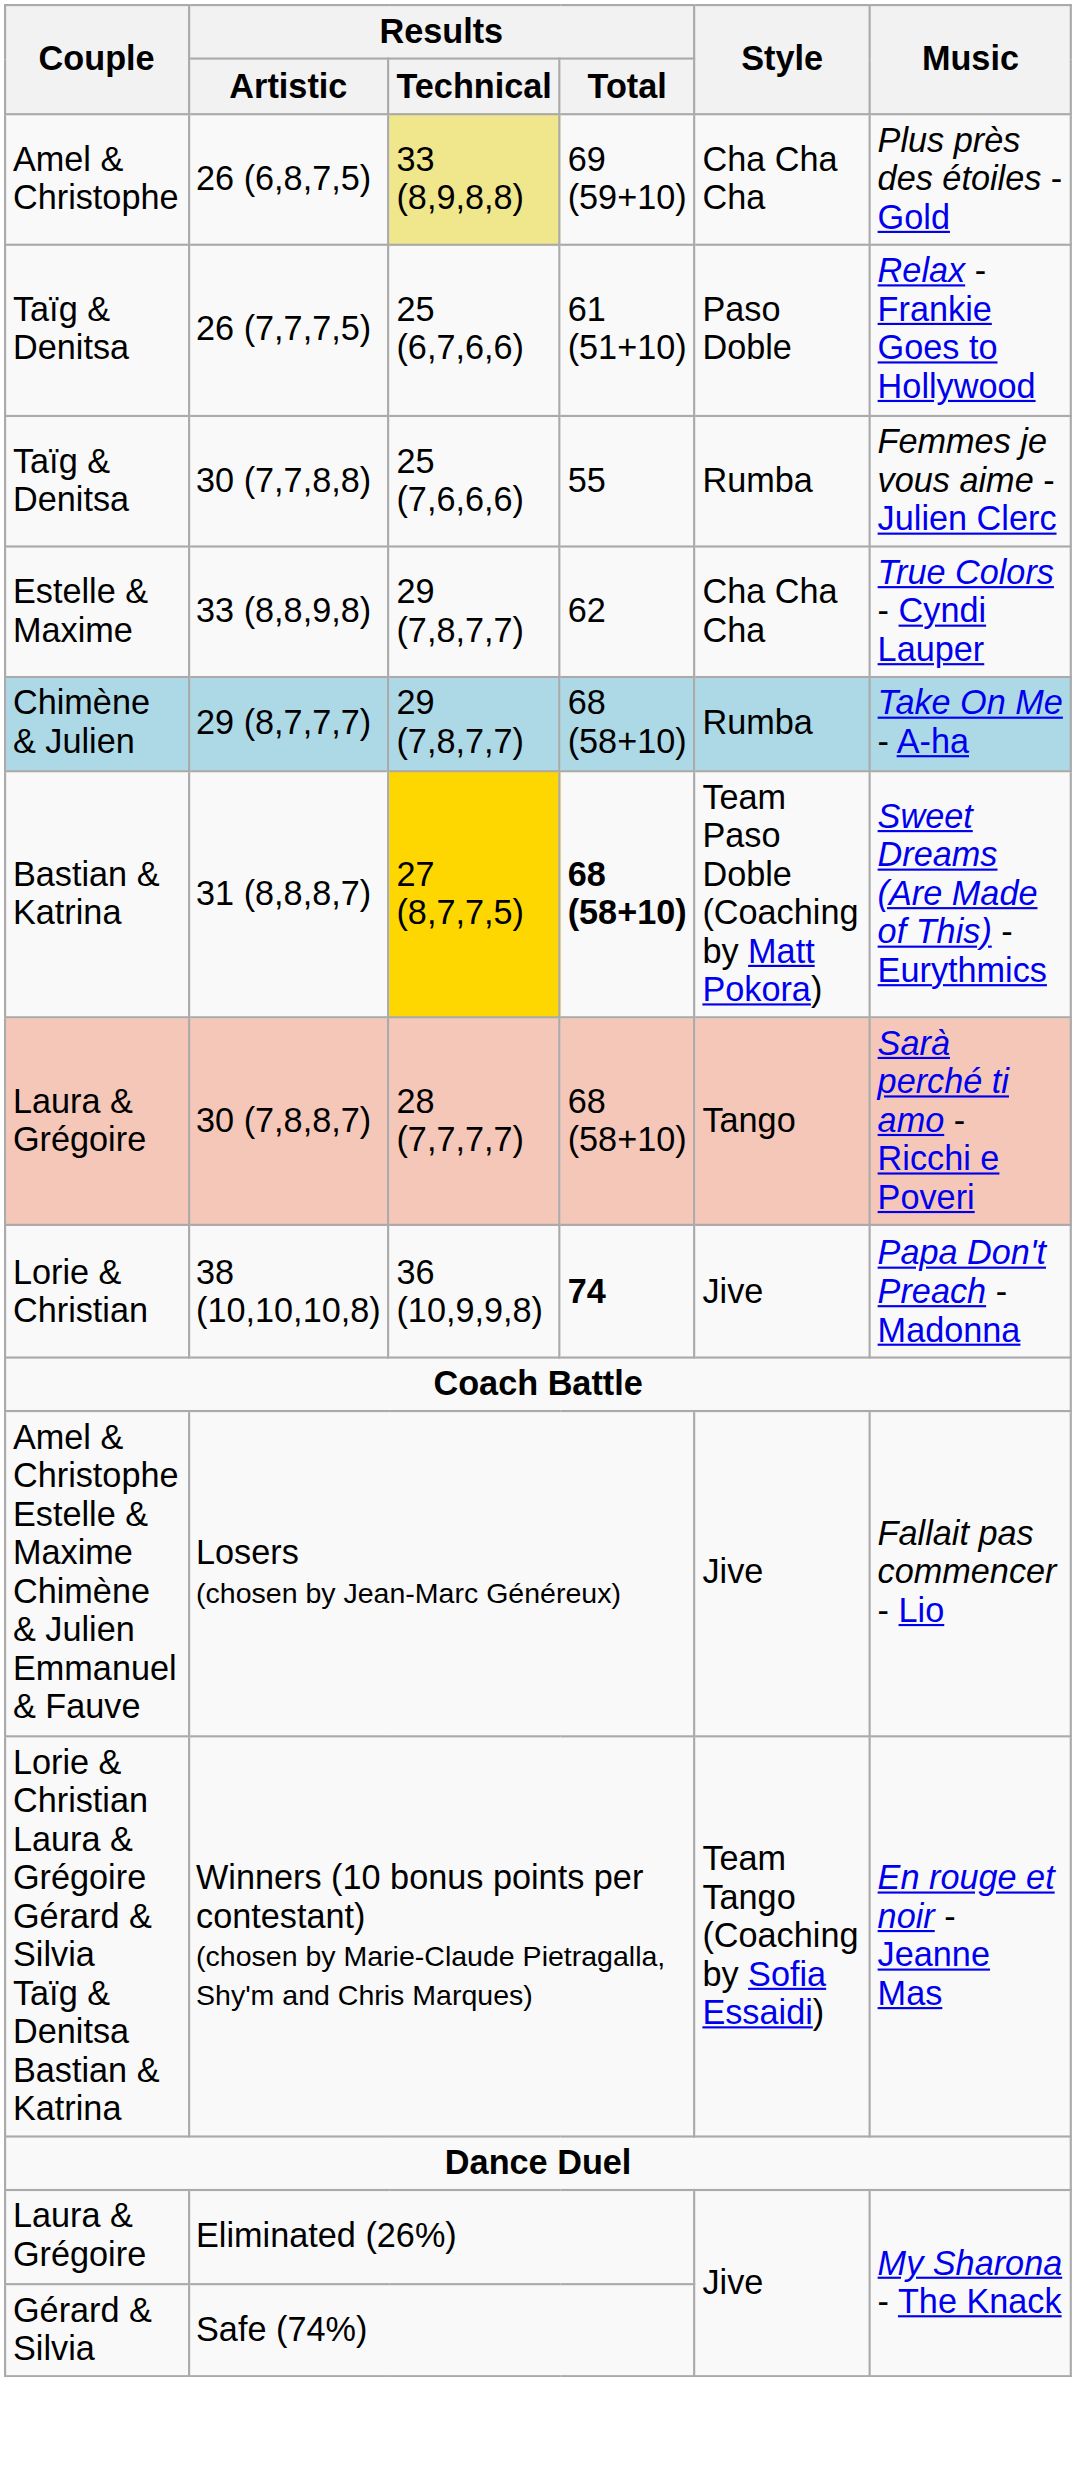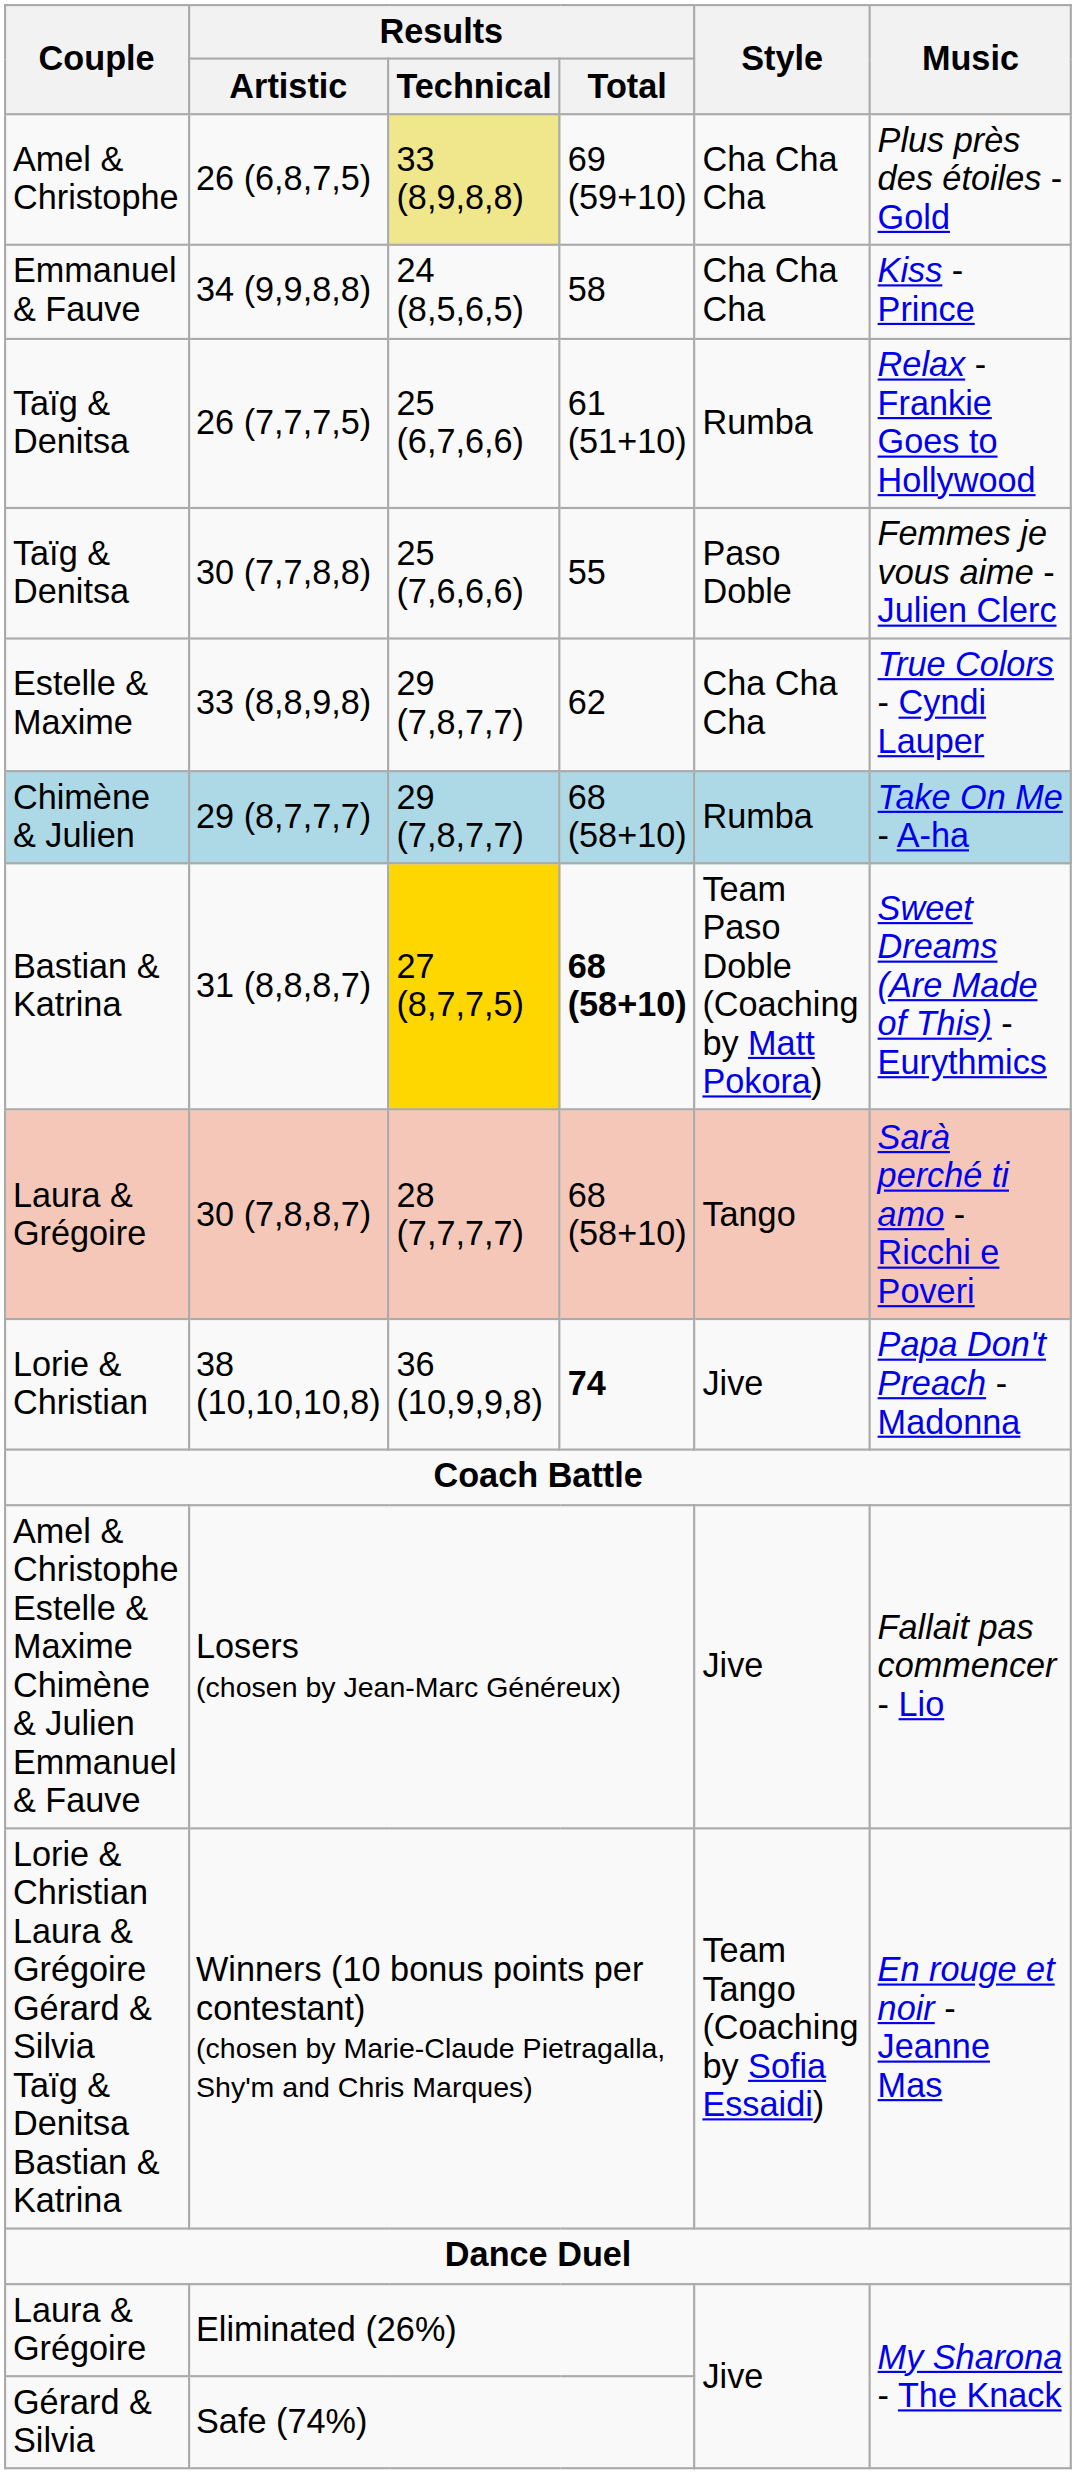+ row: (284, 290)
(747, 329) Paso Doble -> (758, 422) Rumba
(758, 479) Rumba -> (747, 572) Paso Doble
